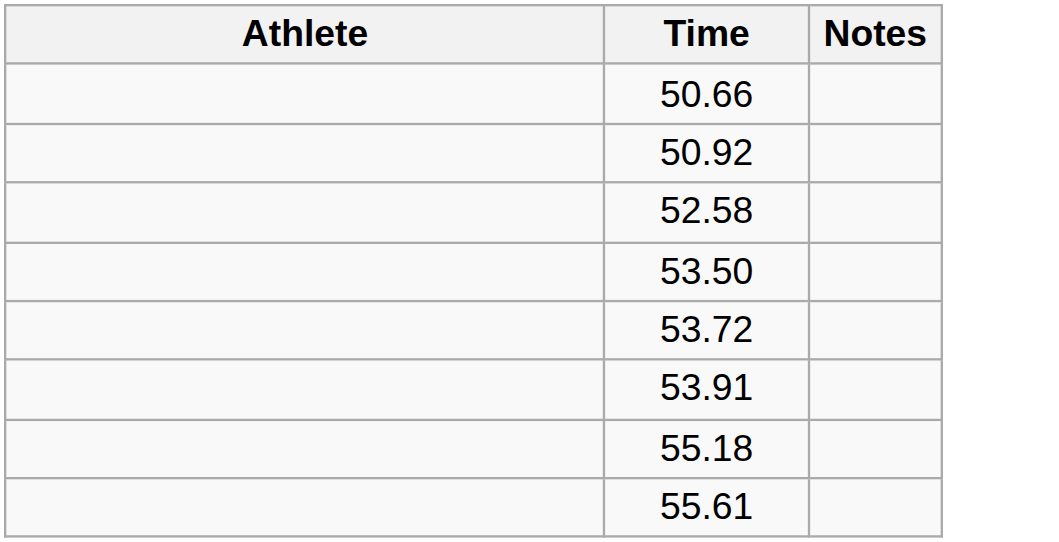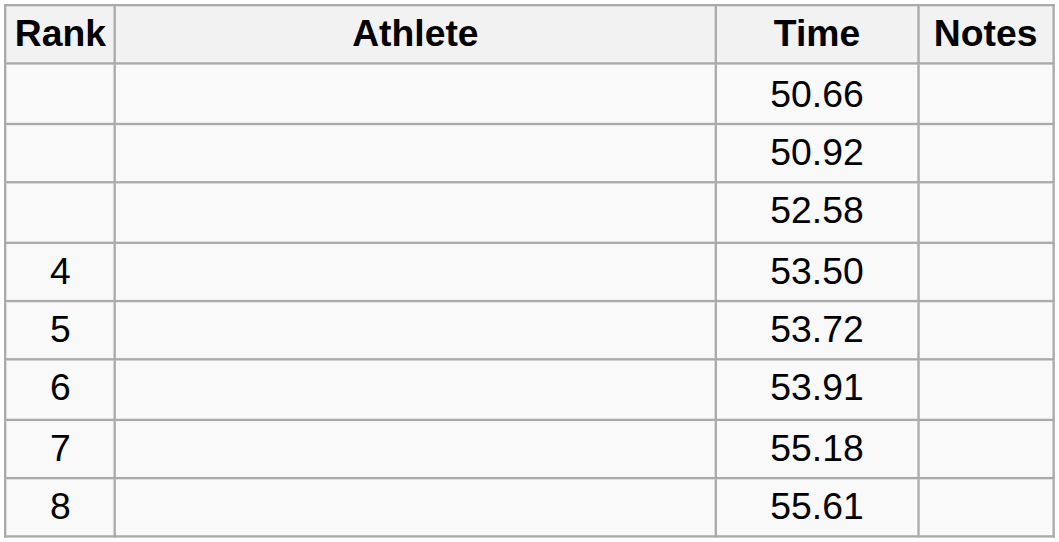+ column: (60, 34)
